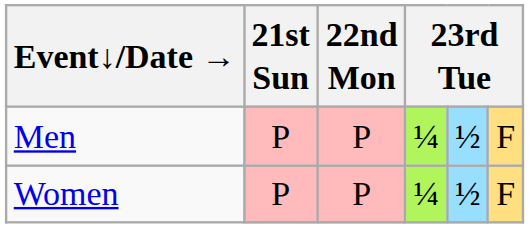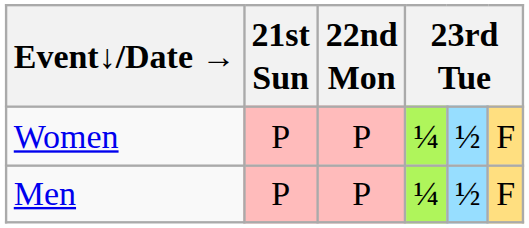rows swapped: (45, 135) <-> (66, 194)
